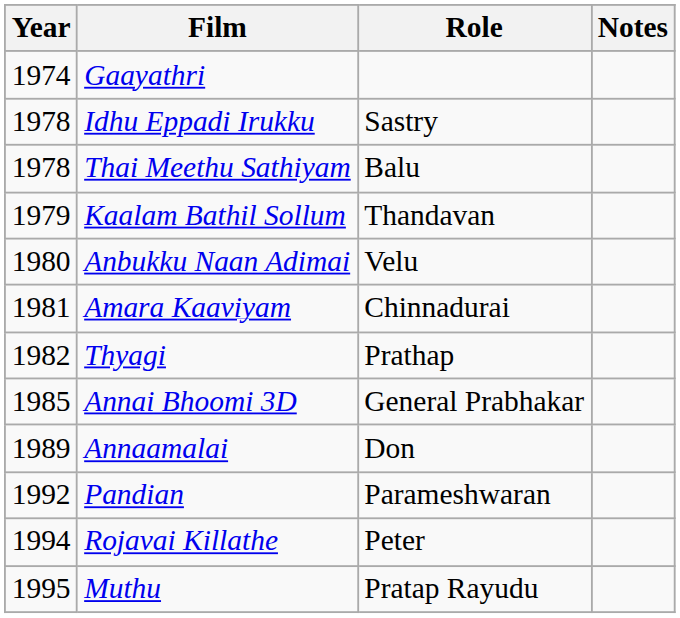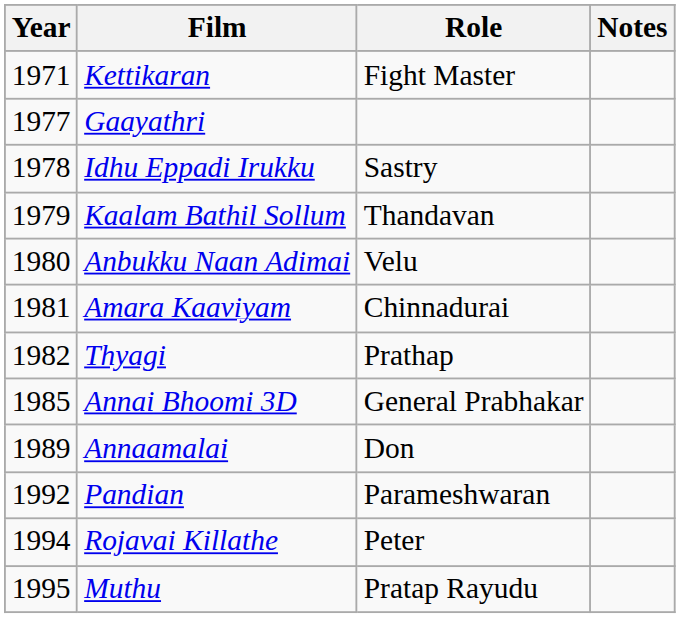+ row: (147, 74)
(41, 74) 1974 -> (41, 121) 1977
- row: (217, 167)
